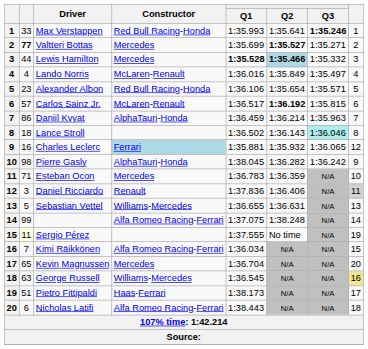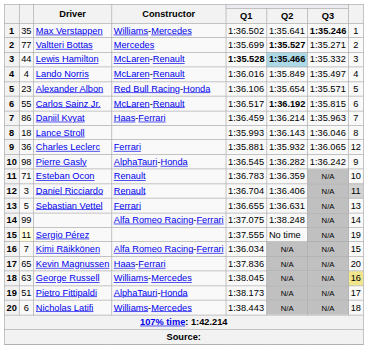(26, 30) 33 -> (26, 30) 35
(162, 30) Red Bull Racing-Honda -> (153, 30) Williams-Mercedes
(246, 30) 1:35.993 -> (246, 30) 1:36.502
(26, 45) bold -> (26, 45) normal
(134, 59) Mercedes -> (149, 59) McLaren-Renault
(26, 103) 57 -> (26, 103) 55
(151, 118) AlphaTauri-Honda -> (140, 118) Haas-Ferrari
(246, 132) 1:36.502 -> (246, 132) 1:35.993
(328, 132) paleturquoise background -> (328, 132) no background
(26, 147) 16 -> (26, 147) 36
(127, 147) lightblue background -> (127, 147) no background
(246, 161) 1:38.045 -> (246, 161) 1:36.545
(134, 176) Mercedes -> (130, 176) Renault
(246, 191) 1:37.836 -> (246, 191) 1:36.704
(153, 205) Williams-Mercedes -> (127, 205) Ferrari
(134, 263) Mercedes -> (140, 263) Haas-Ferrari
(246, 263) 1:36.704 -> (246, 263) 1:37.836
(246, 278) 1:36.545 -> (246, 278) 1:38.045
(140, 293) Haas-Ferrari -> (151, 293) AlphaTauri-Honda
(169, 307) Alfa Romeo Racing-Ferrari -> (153, 307) Williams-Mercedes
